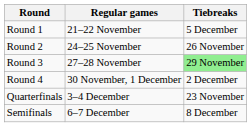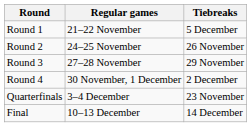(215, 63) lightgreen background -> (215, 63) no background
- row: (29, 113)
+ row: (18, 113)
